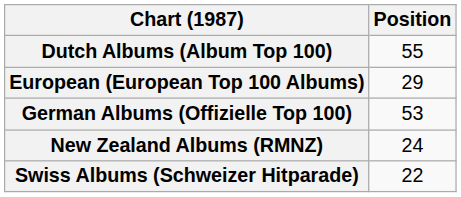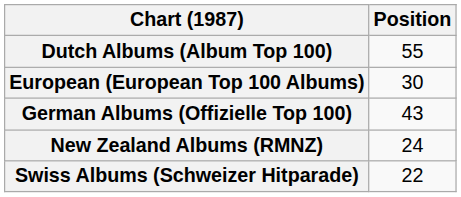(412, 82) 29 -> (412, 82) 30
(412, 113) 53 -> (412, 113) 43
